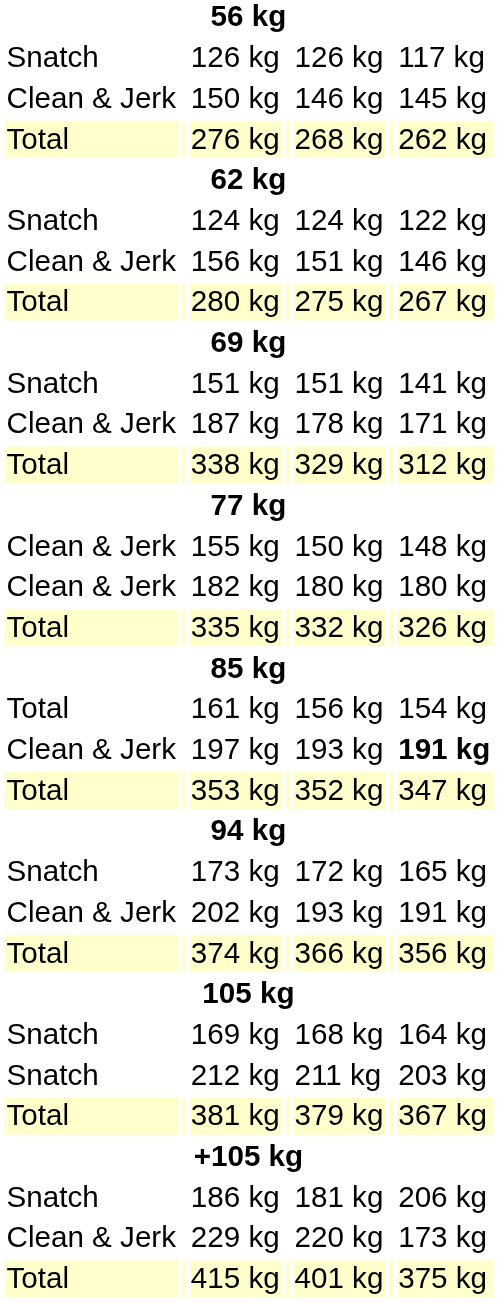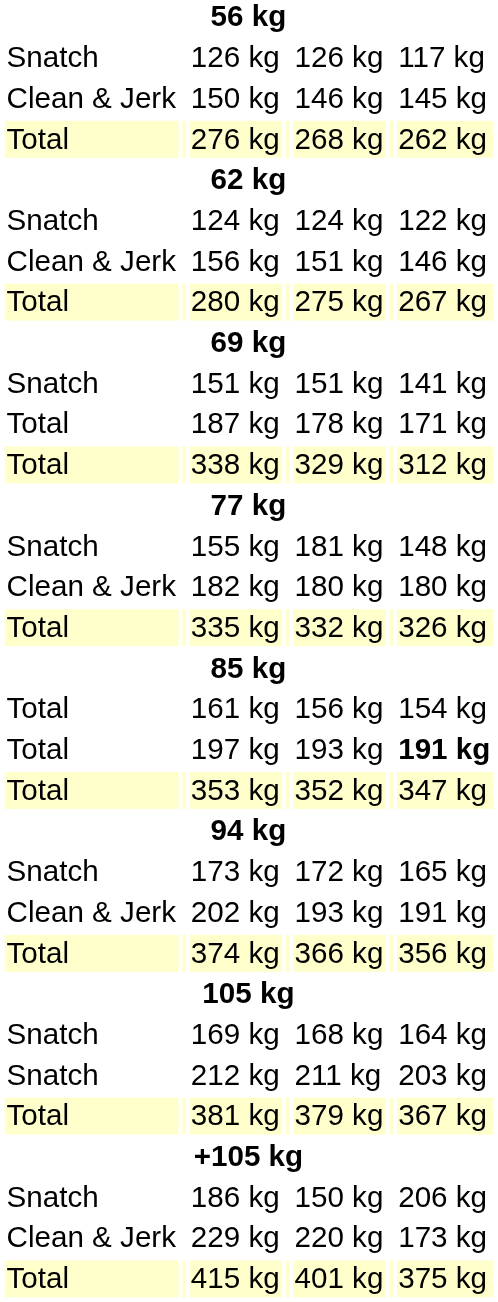(91, 423) Clean & Jerk -> (38, 423) Total
(91, 545) Clean & Jerk -> (53, 545) Snatch
(339, 545) 150 kg -> (339, 545) 181 kg
(91, 749) Clean & Jerk -> (38, 749) Total
(339, 1197) 181 kg -> (339, 1197) 150 kg
